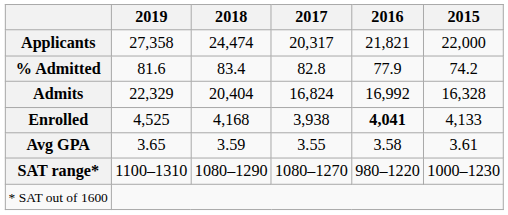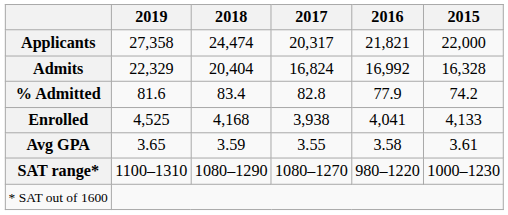rows swapped: (58, 94) <-> (58, 68)
(388, 119) bold -> (388, 119) normal
